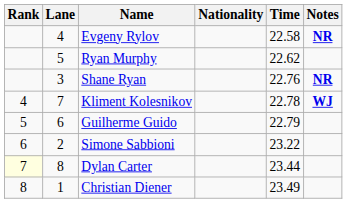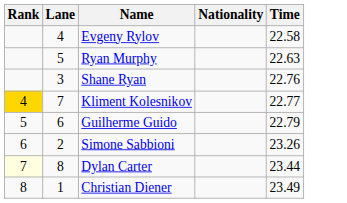- column: (323, 15)
(285, 58) 22.62 -> (285, 58) 22.63
(23, 101) no background -> (23, 101) gold background
(285, 101) 22.78 -> (285, 101) 22.77
(285, 144) 23.22 -> (285, 144) 23.26
